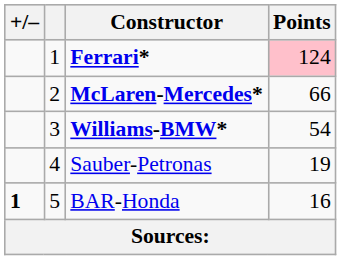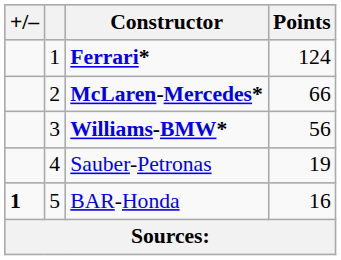(315, 57) pink background -> (315, 57) no background
(320, 128) 54 -> (320, 128) 56
